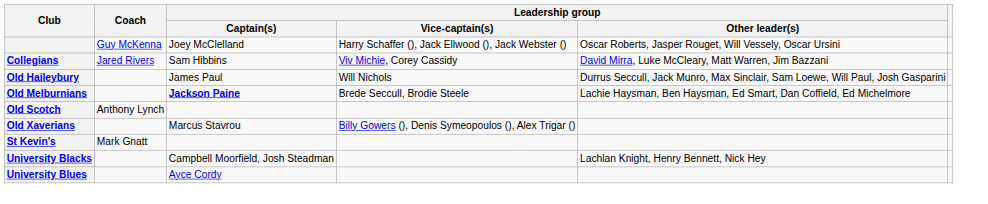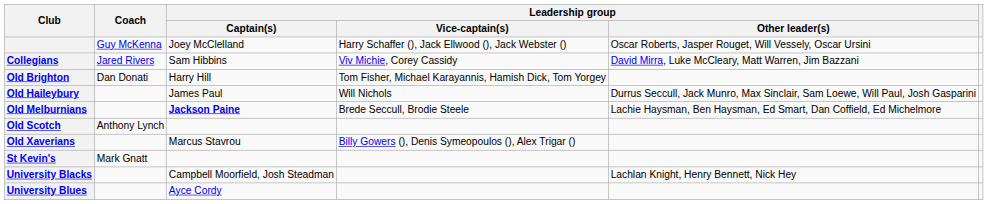+ row: (38, 77)
